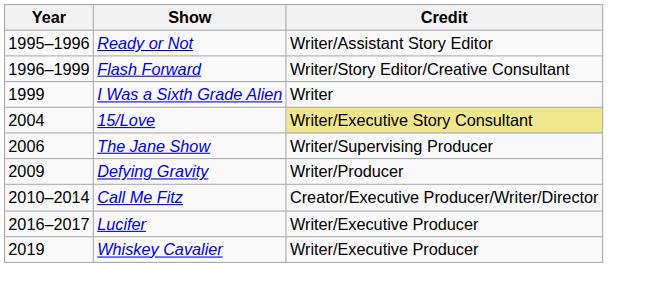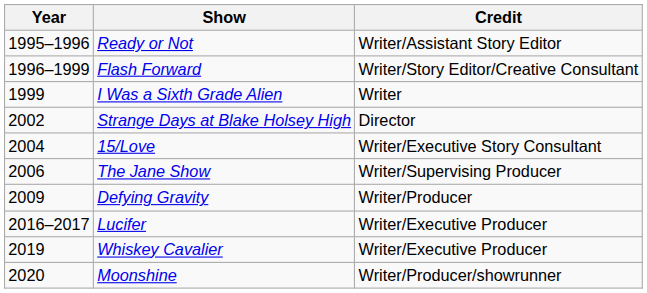+ row: (224, 121)
(411, 121) khaki background -> (480, 146) no background
- row: (140, 198)
+ row: (137, 275)
